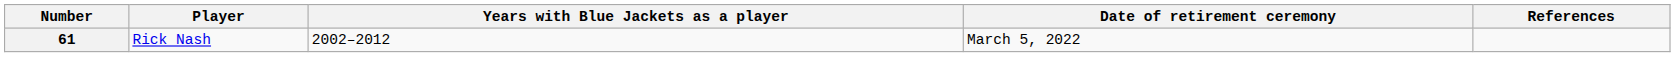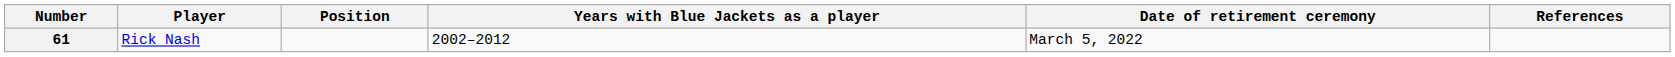+ column: (355, 16)
